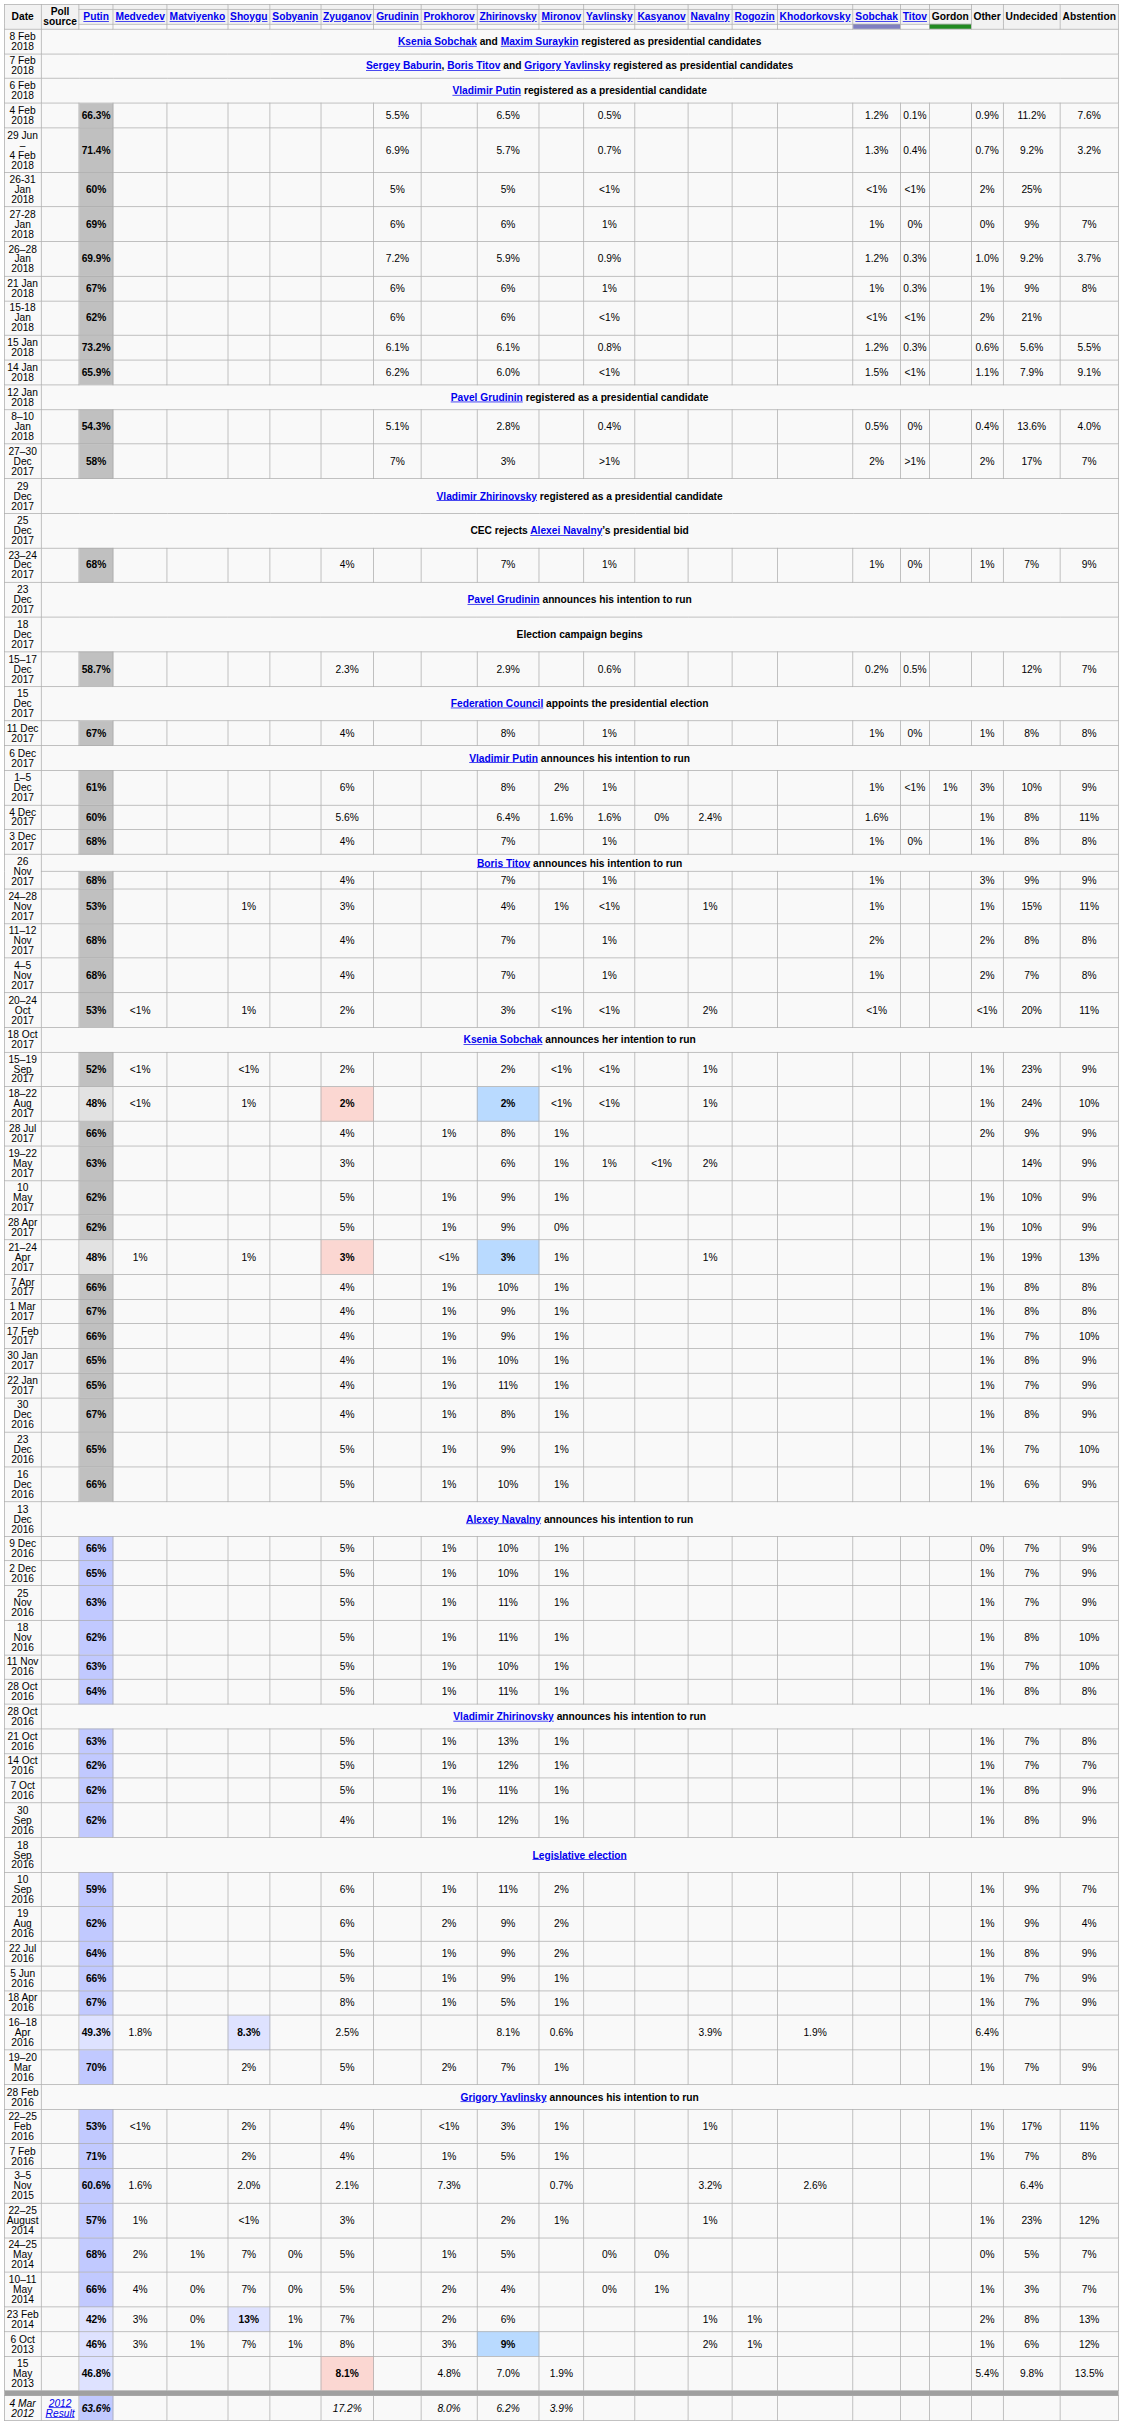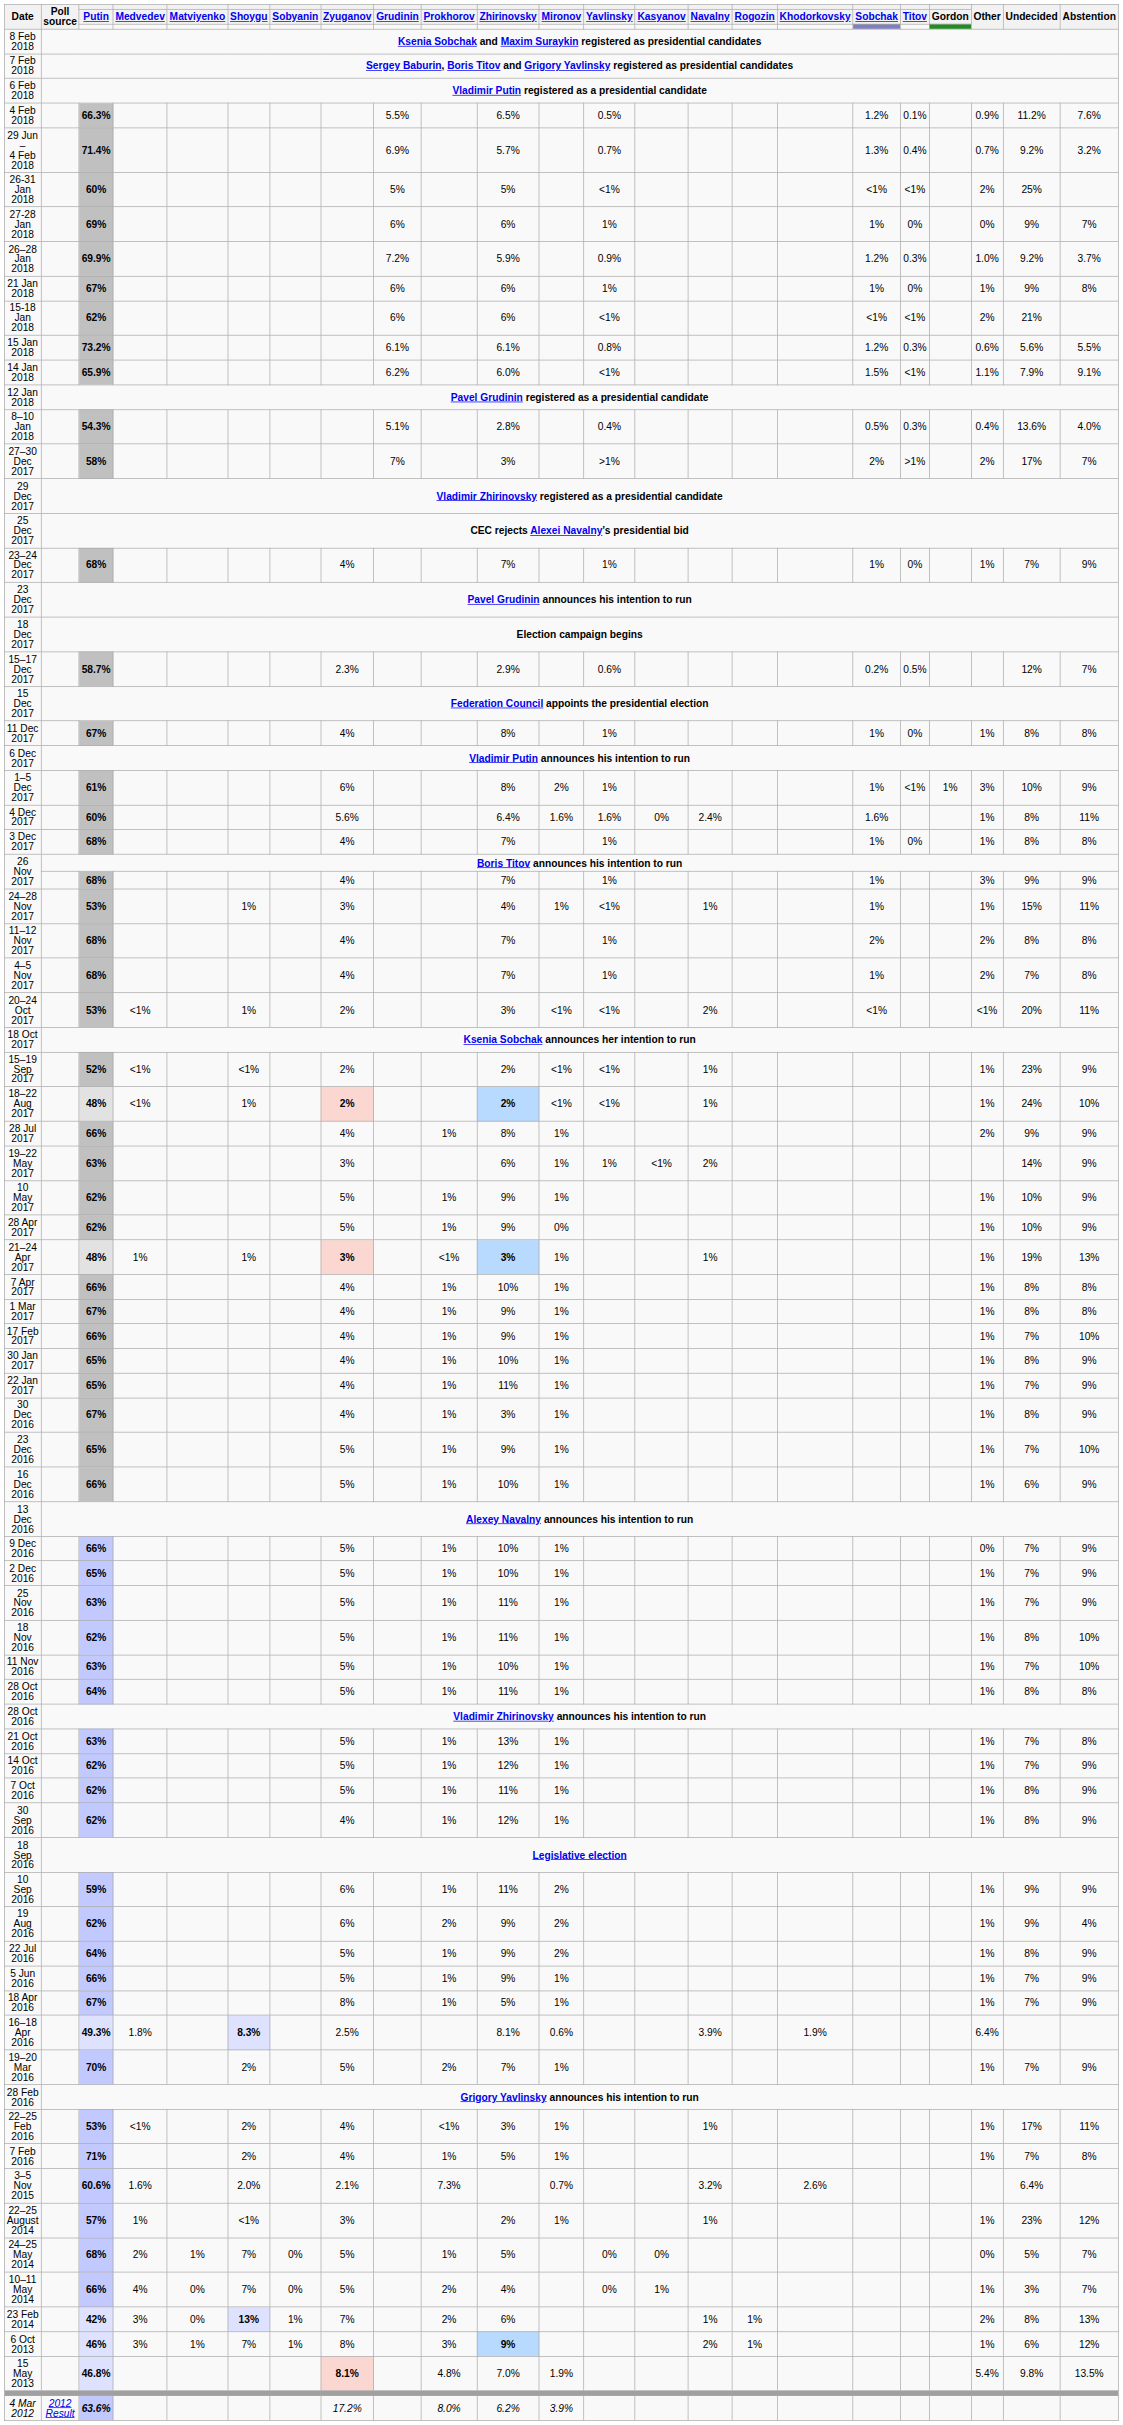(915, 289) 0.3% -> (915, 289) 0%
(915, 427) 0% -> (915, 427) 0.3%
(508, 1415) 8% -> (508, 1415) 3%
(1089, 1766) 7% -> (1089, 1766) 9%
(1089, 1890) 7% -> (1089, 1890) 9%
